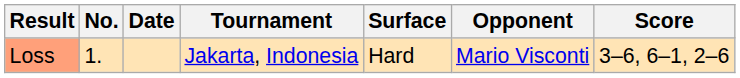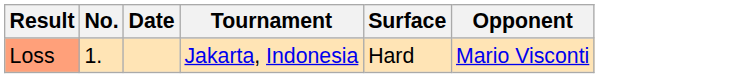- column: (664, 21)
